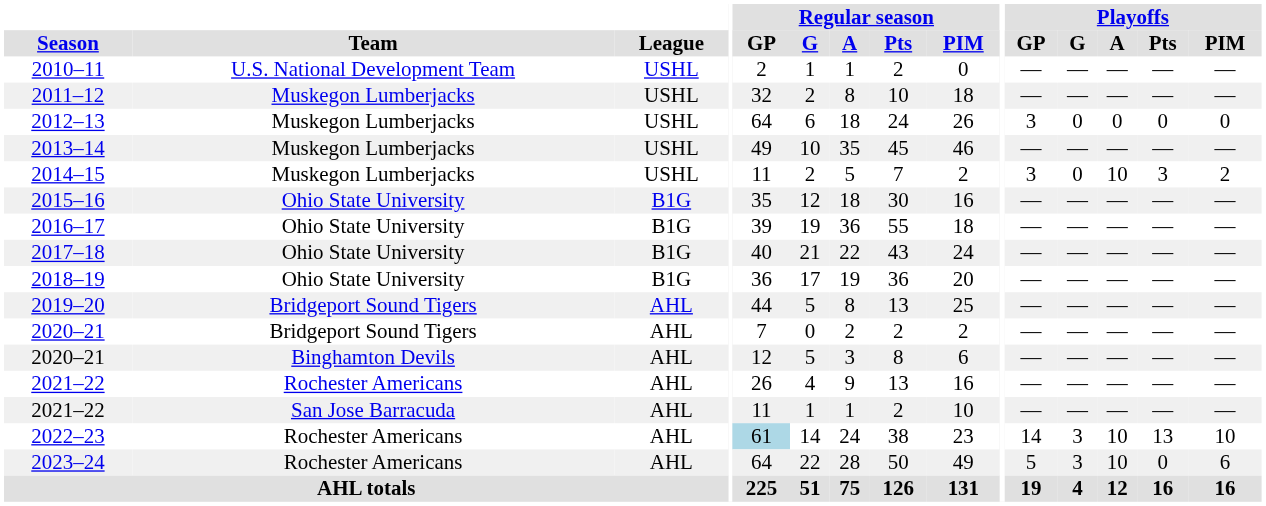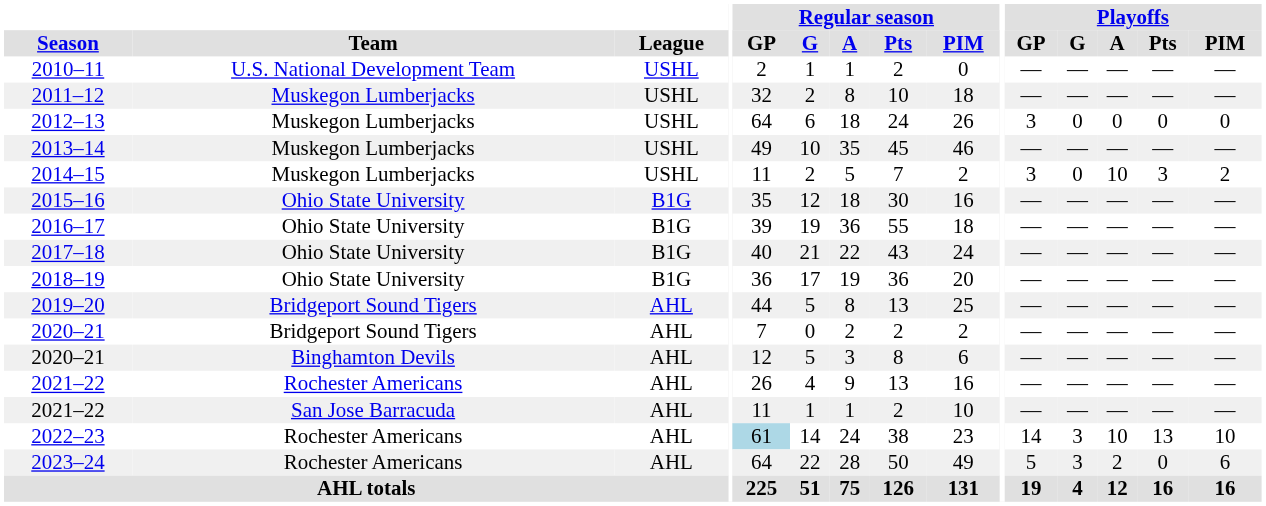(1117, 462) 10 -> (1117, 462) 2
